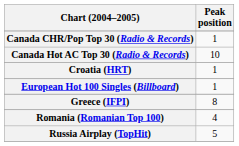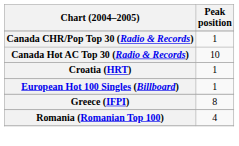- row: (100, 133)
